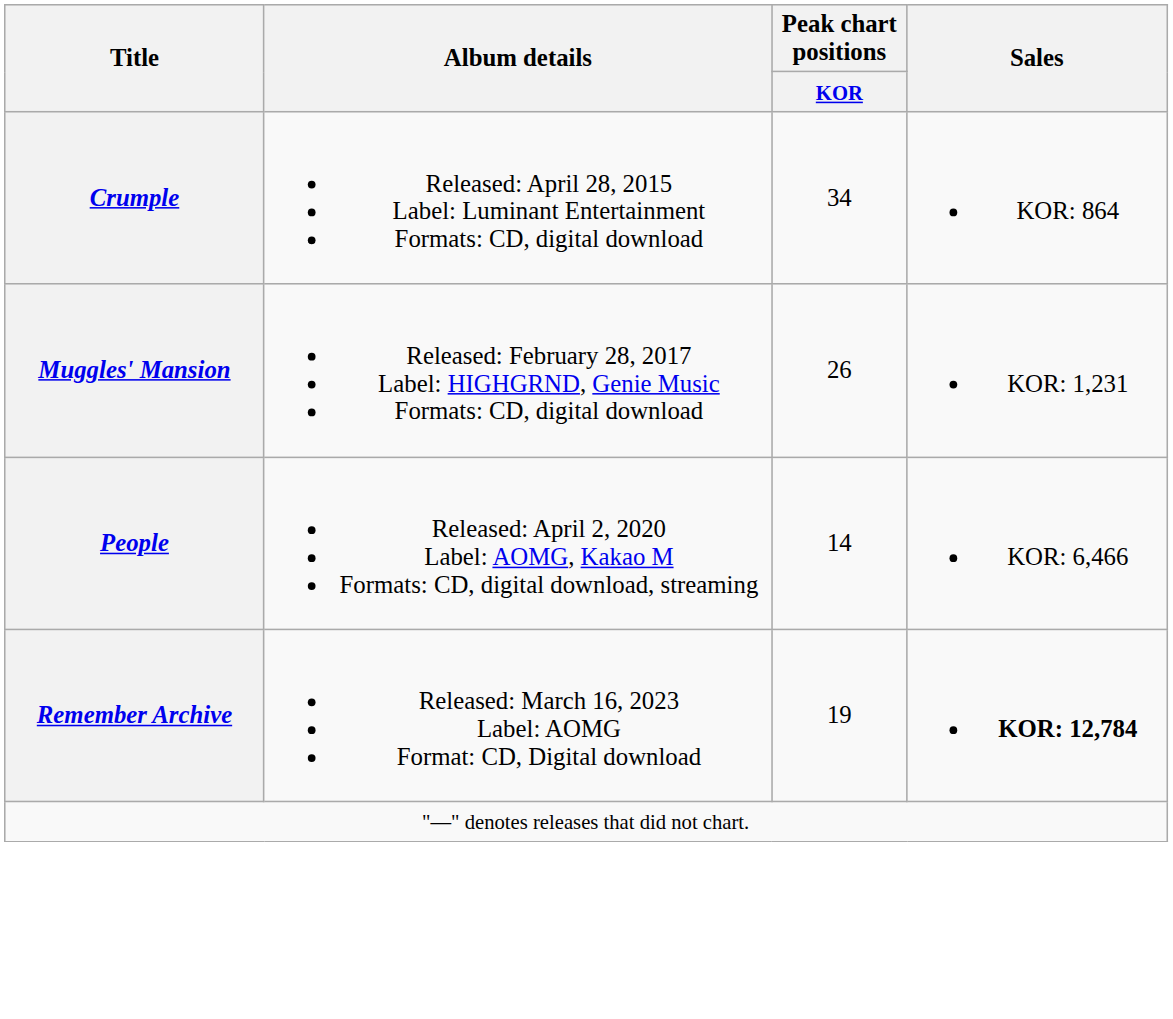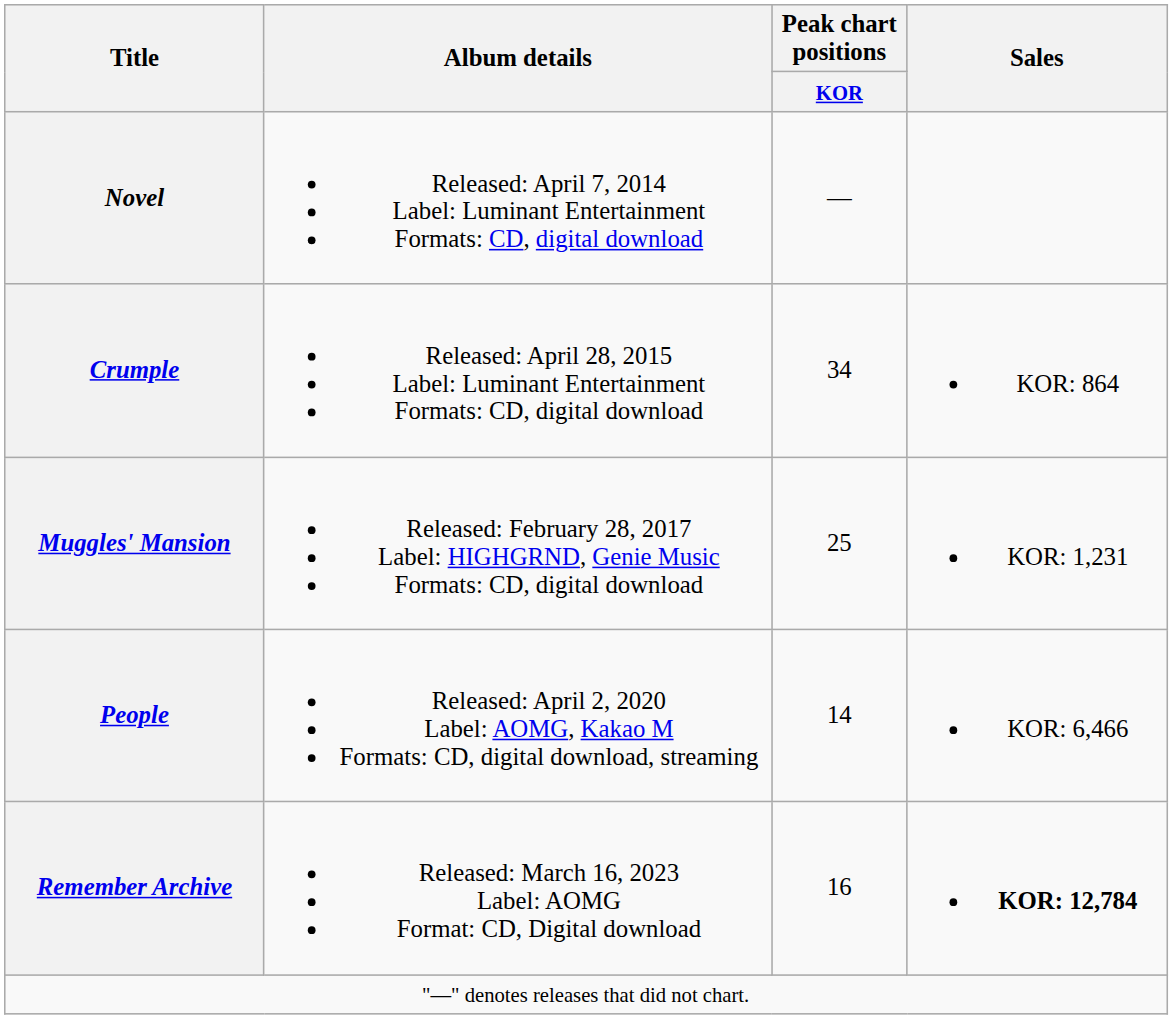+ row: (134, 197)
(839, 370) 26 -> (839, 542) 25
(839, 715) 19 -> (839, 887) 16
